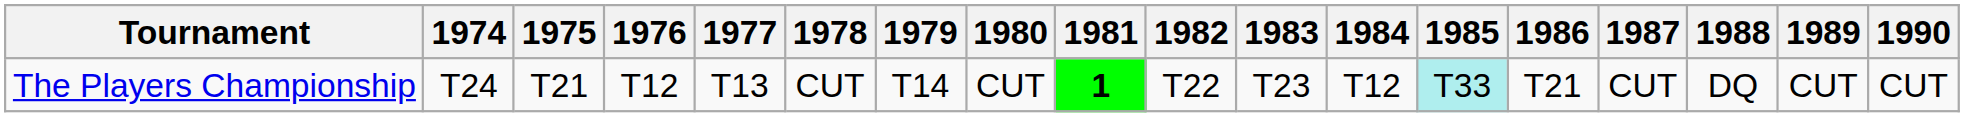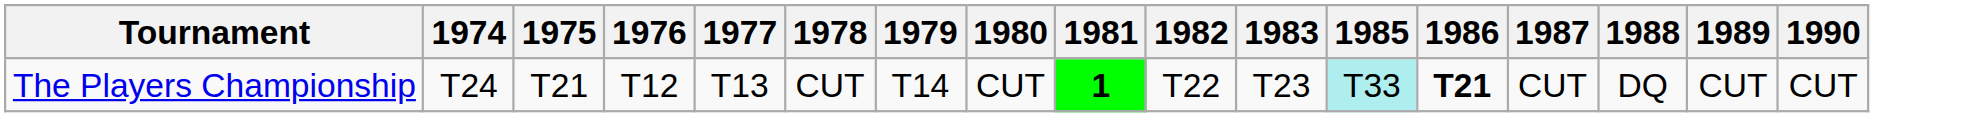- column: (1372, 32)
(1552, 85) normal -> (1462, 85) bold
